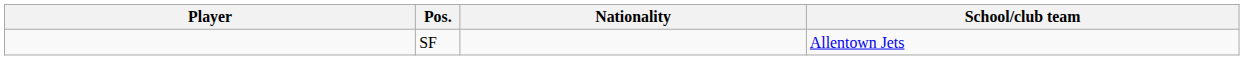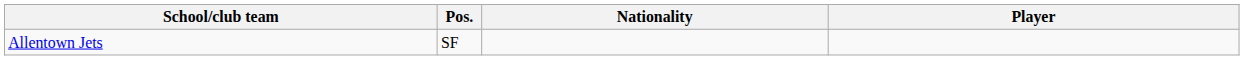columns swapped: (210, 17) <-> (1023, 17)
